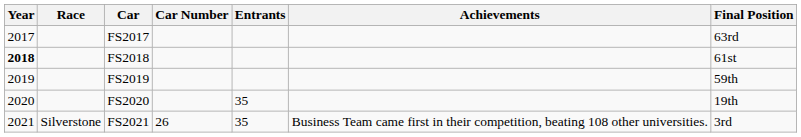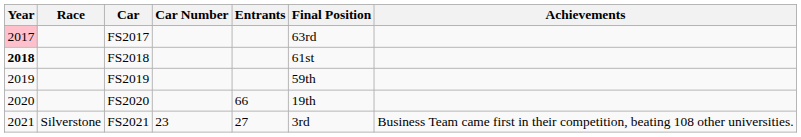columns swapped: (754, 15) <-> (500, 15)
(21, 36) no background -> (21, 36) pink background
(241, 100) 35 -> (241, 100) 66
(162, 121) 26 -> (162, 121) 23
(241, 121) 35 -> (241, 121) 27
